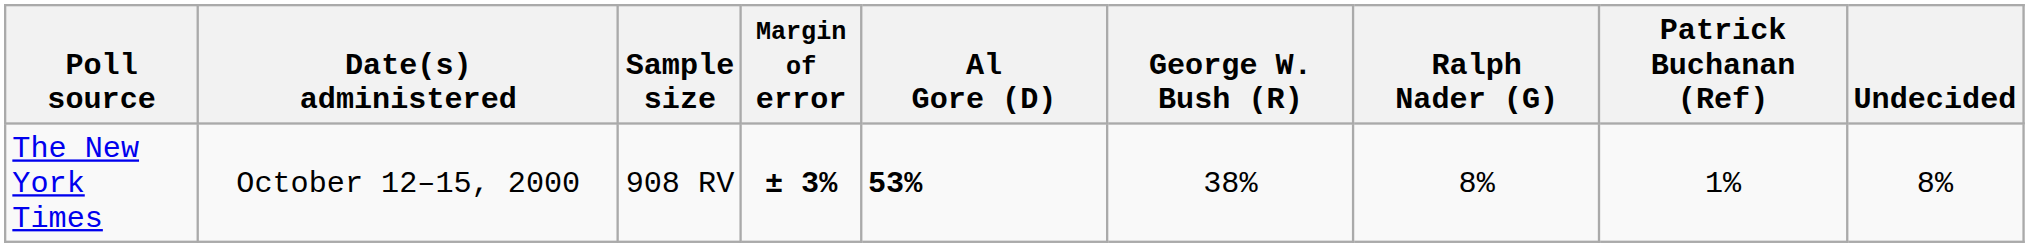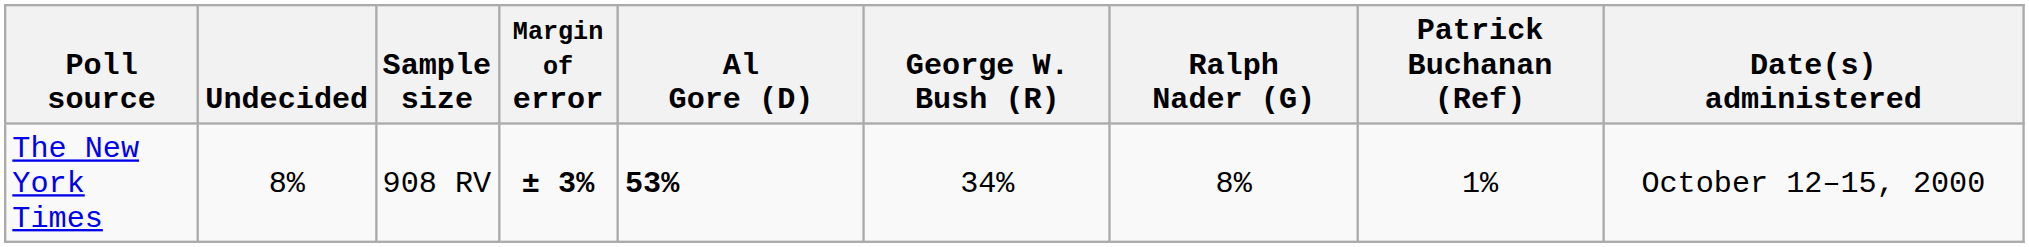columns swapped: (408, 82) <-> (1935, 99)
(1230, 183) 38% -> (987, 183) 34%
